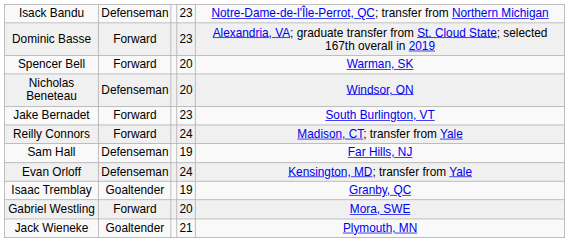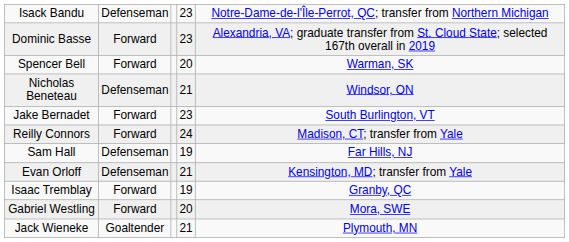(186, 90) 20 -> (186, 90) 21
(186, 171) 24 -> (186, 171) 21
(135, 190) Goaltender -> (135, 190) Forward
